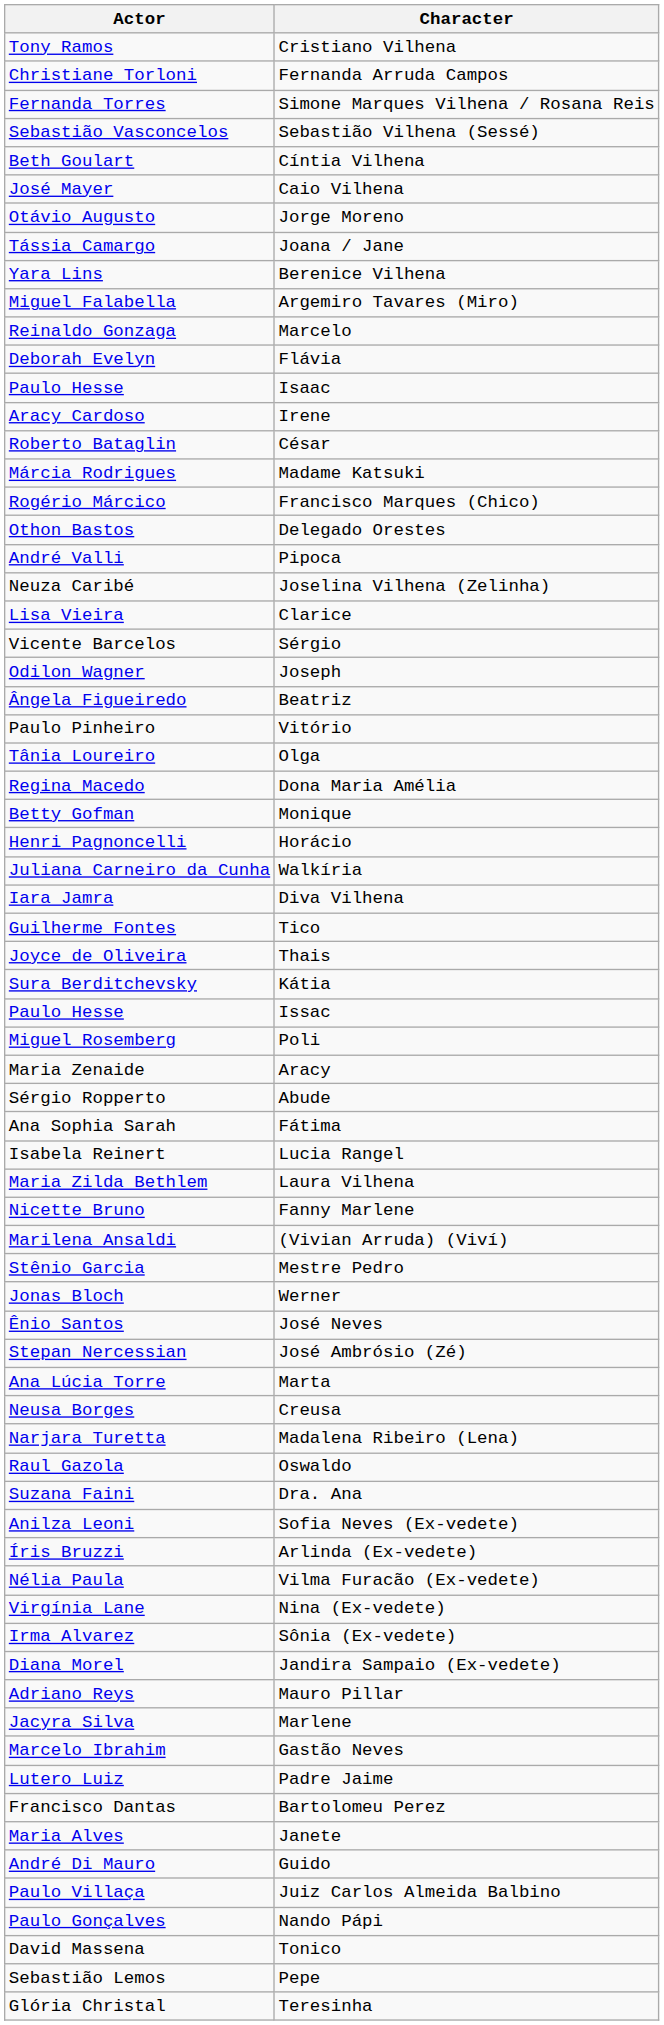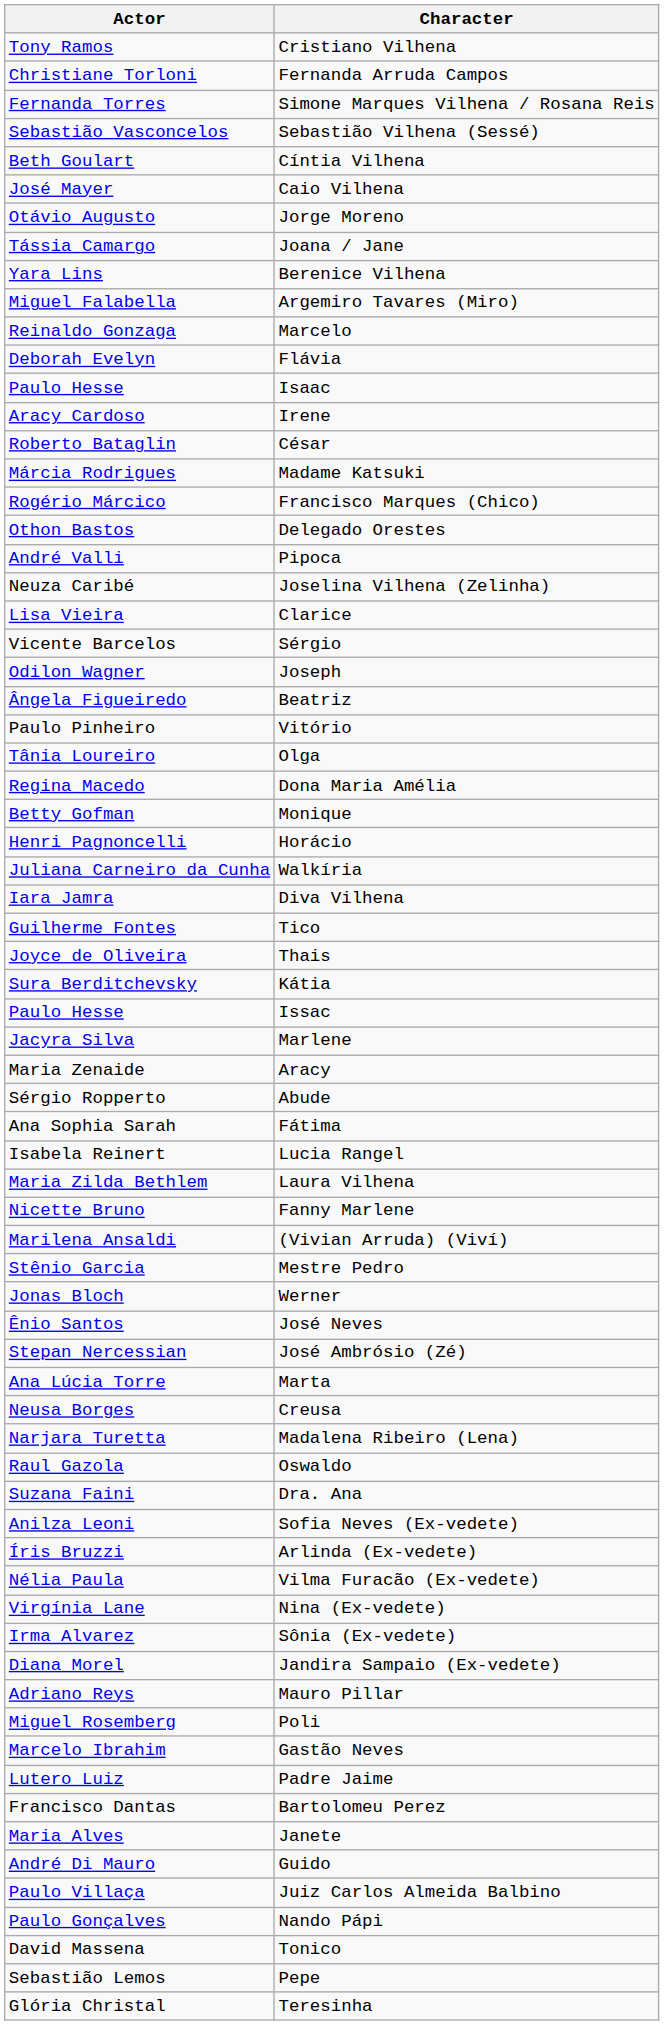rows swapped: (315, 1722) <-> (299, 1041)
